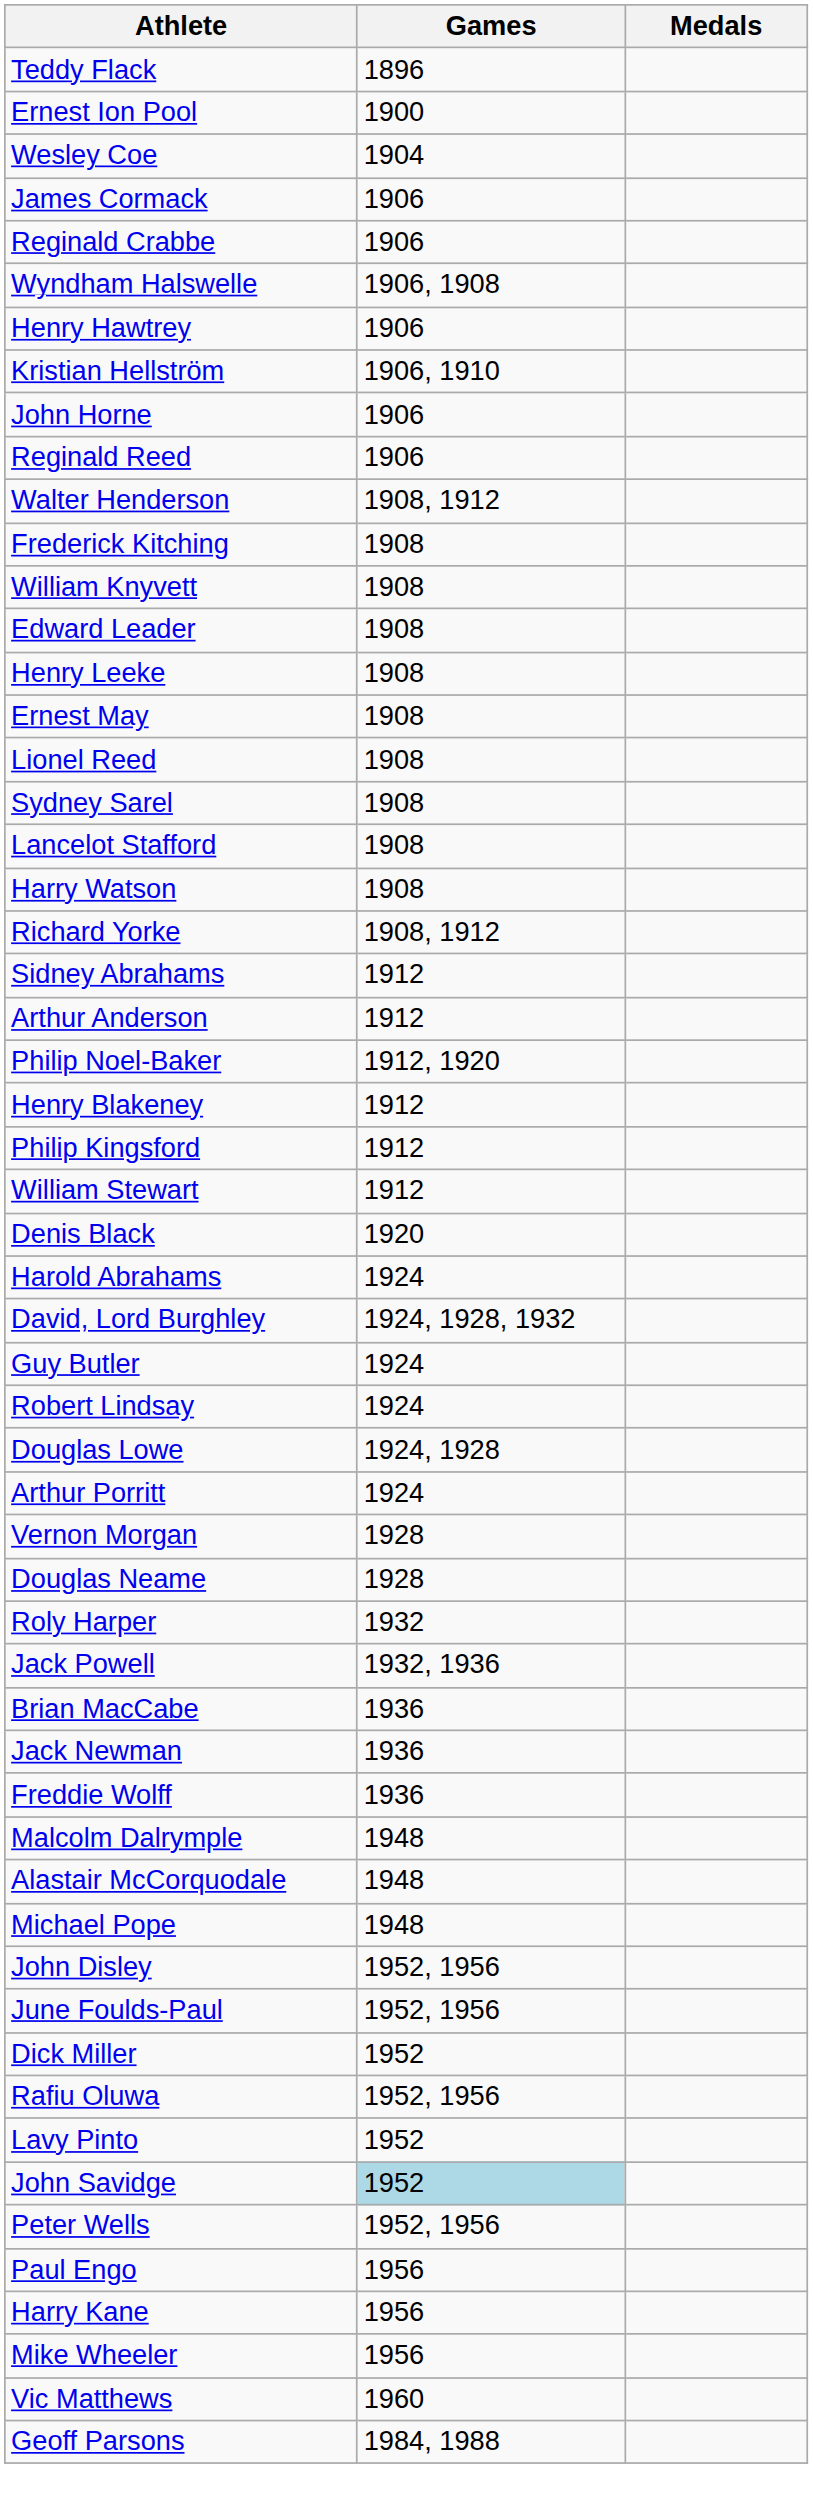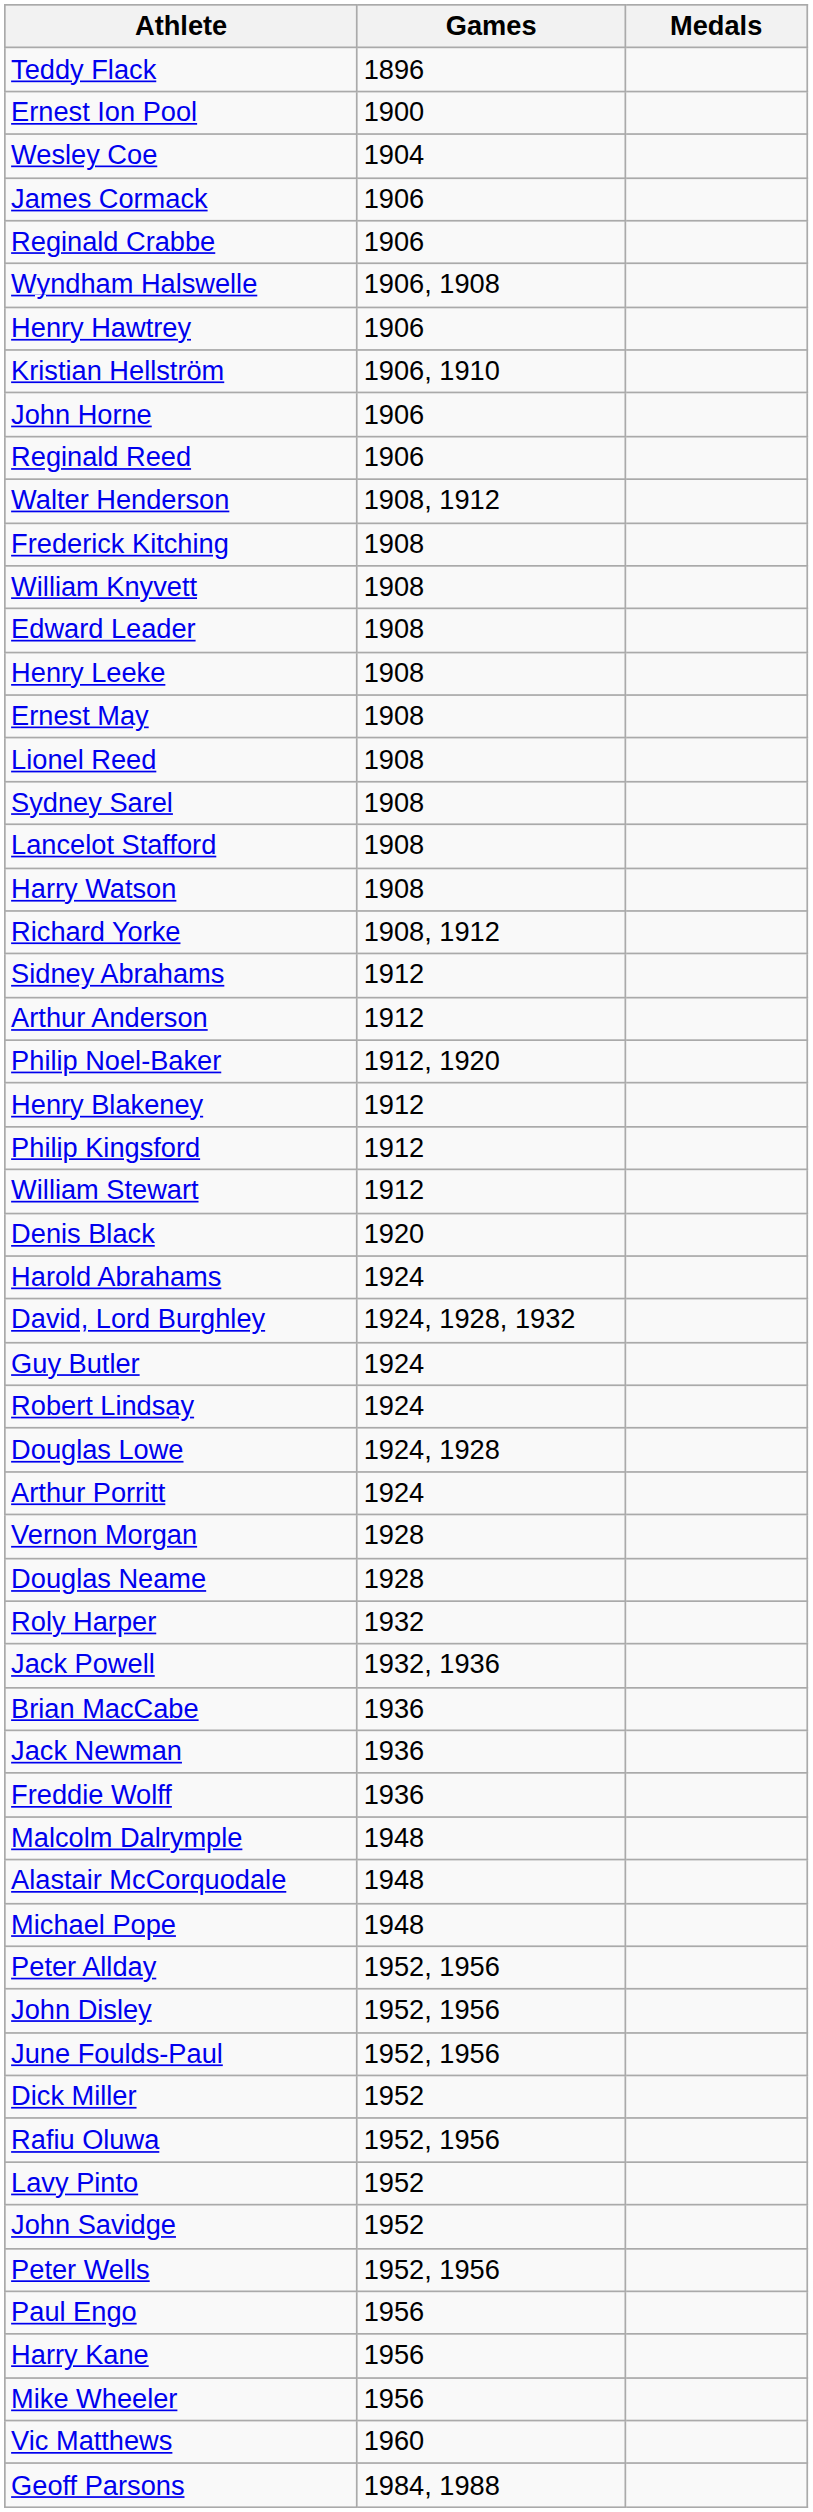+ row: (84, 1967)
(394, 2182) lightblue background -> (394, 2226) no background
